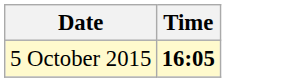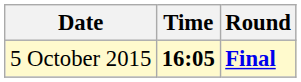+ column: (258, 22)
